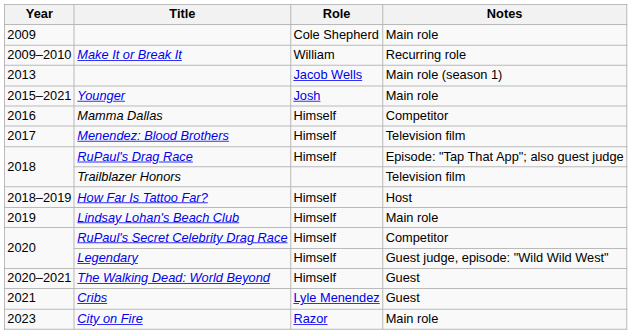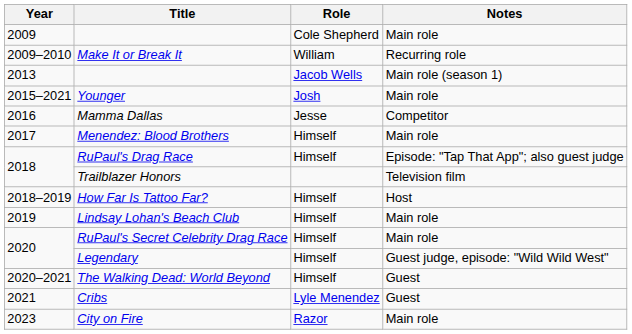(315, 116) Himself -> (310, 116) Jesse
(425, 136) Television film -> (412, 136) Main role
(417, 237) Competitor -> (412, 237) Main role
